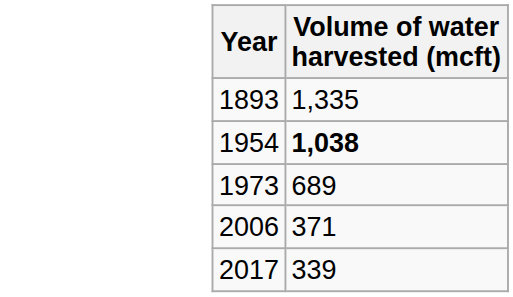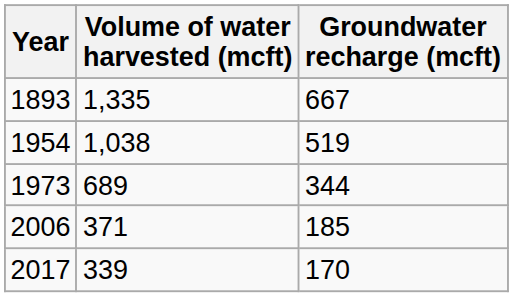+ column: (403, 42)
(325, 142) bold -> (117, 142) normal
